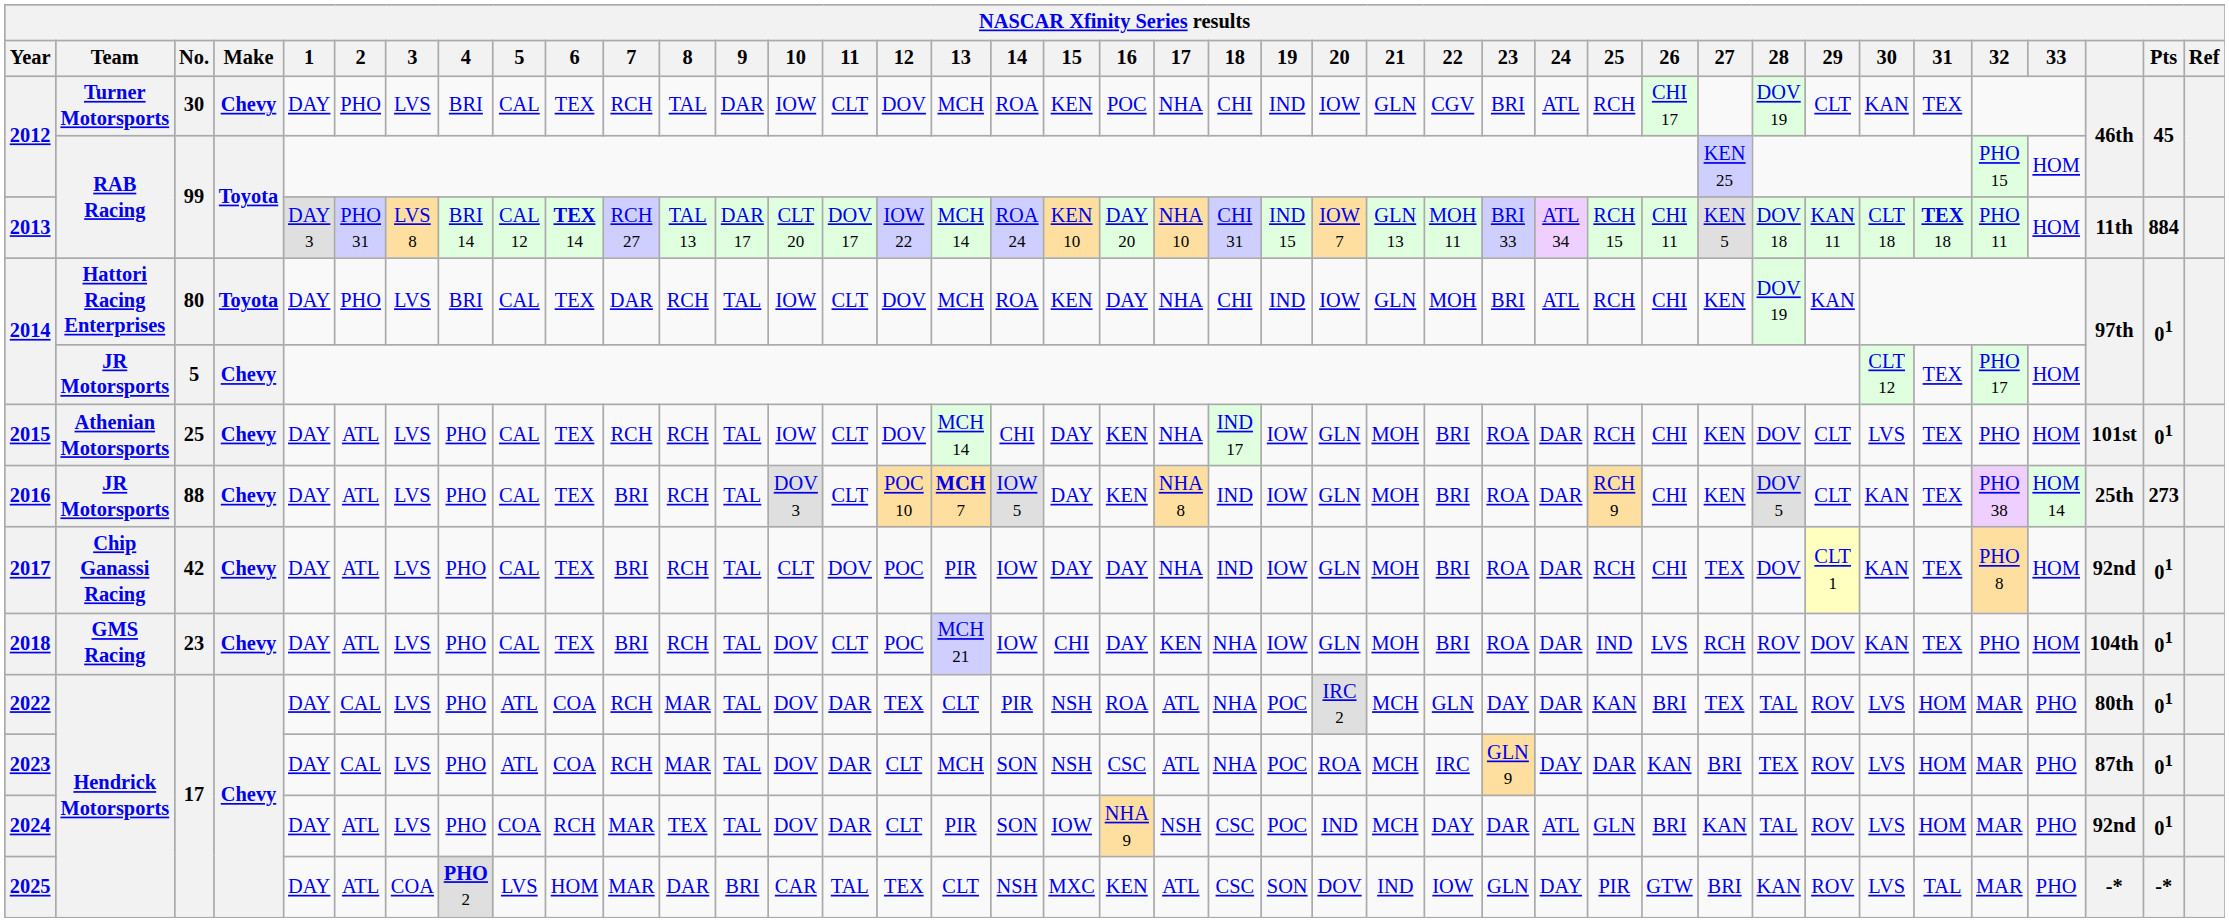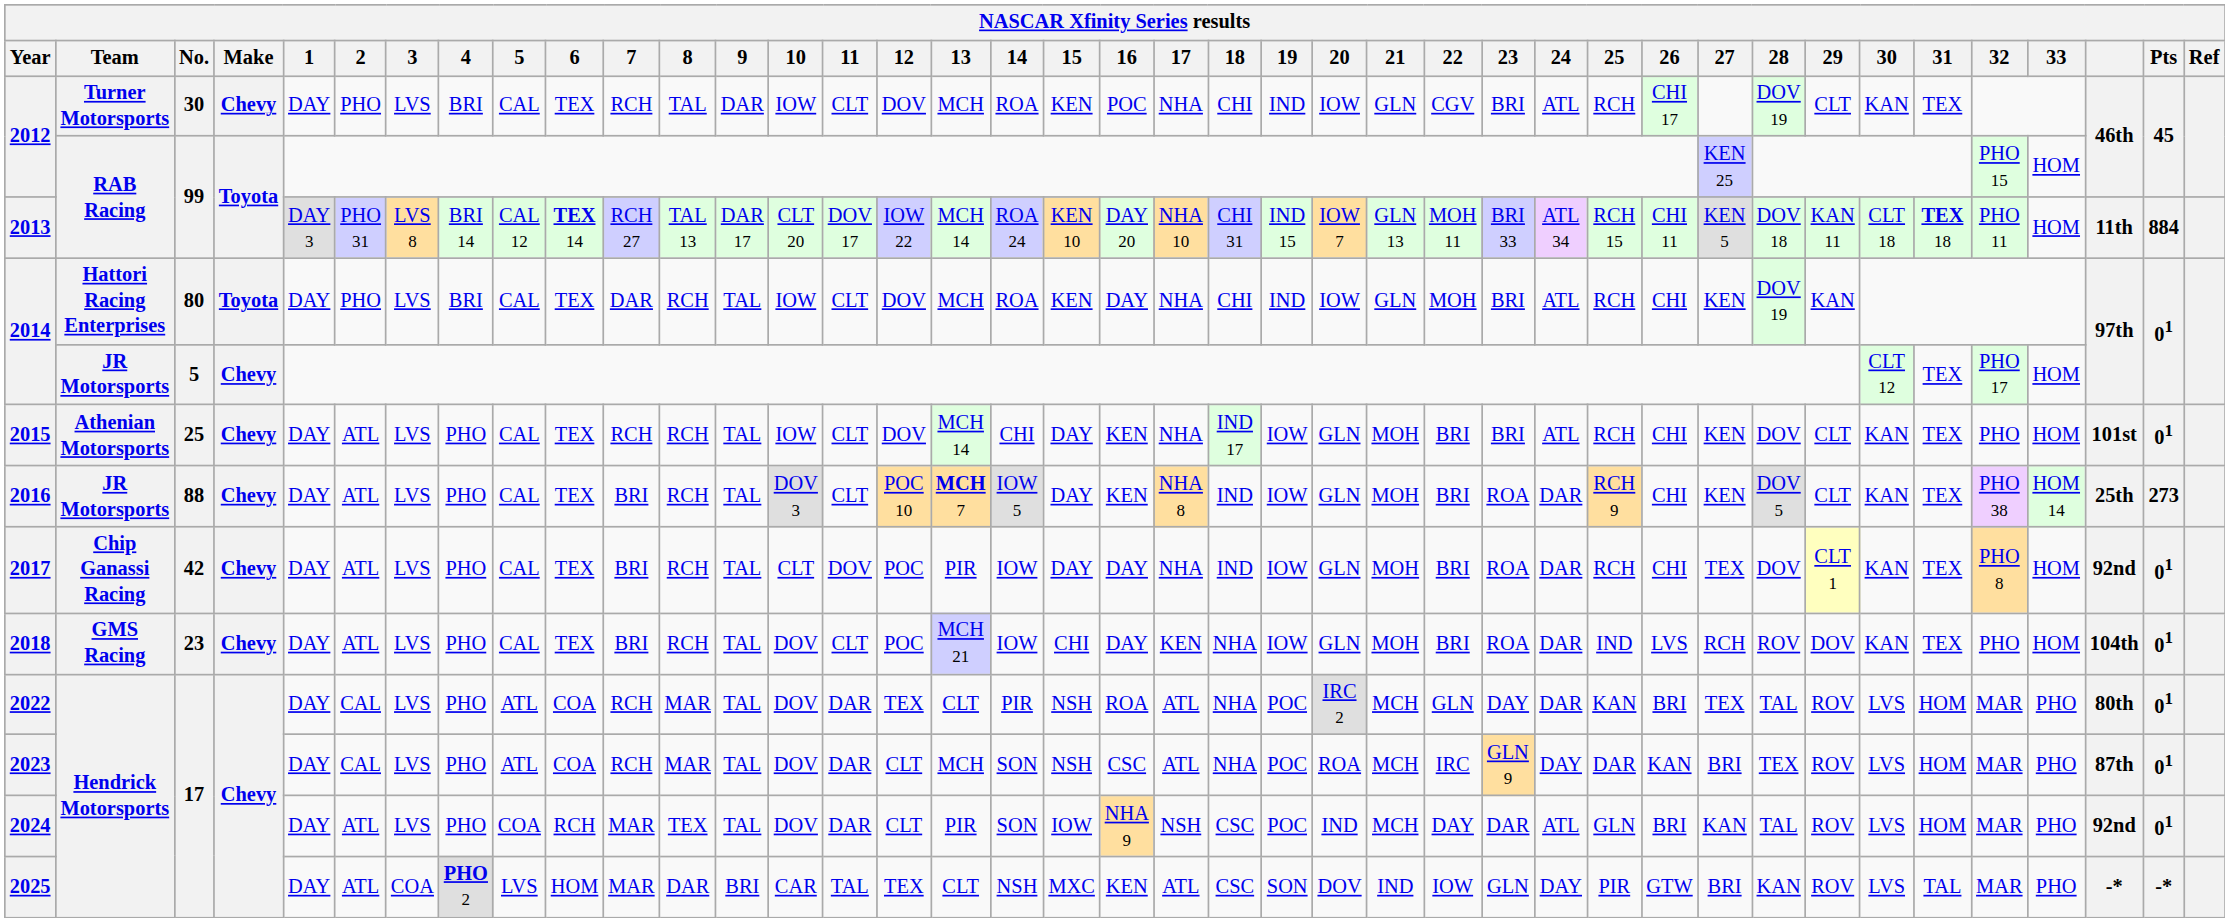(1508, 435) ROA -> (1508, 435) BRI
(1561, 435) DAR -> (1561, 435) ATL
(1887, 435) LVS -> (1887, 435) KAN
